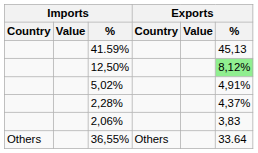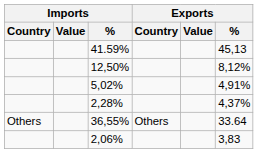(234, 67) lightgreen background -> (234, 67) no background
rows swapped: (107, 121) <-> (110, 139)
